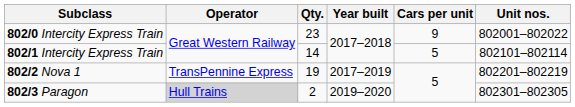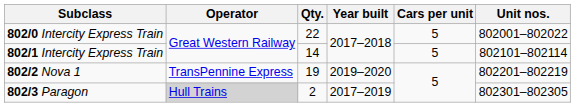(312, 33) 23 -> (312, 33) 22
(435, 33) 9 -> (435, 33) 5
(360, 72) 2017–2019 -> (360, 72) 2019–2020
(360, 92) 2019–2020 -> (360, 92) 2017–2019
